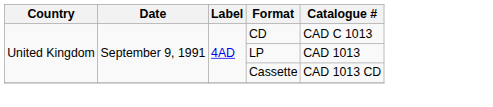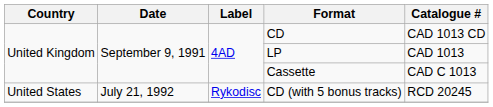(338, 33) CAD C 1013 -> (446, 33) CAD 1013 CD
(342, 72) CAD 1013 CD -> (442, 72) CAD C 1013
+ row: (334, 92)
